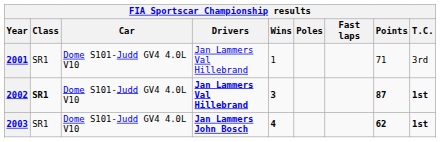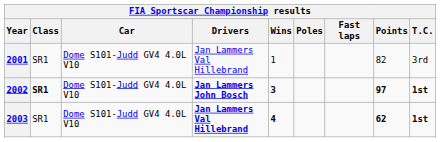(381, 61) 71 -> (381, 61) 82
(224, 95) Jan Lammers Val Hillebrand -> (224, 90) Jan Lammers John Bosch
(381, 95) 87 -> (381, 90) 97
(224, 125) Jan Lammers John Bosch -> (224, 120) Jan Lammers Val Hillebrand
